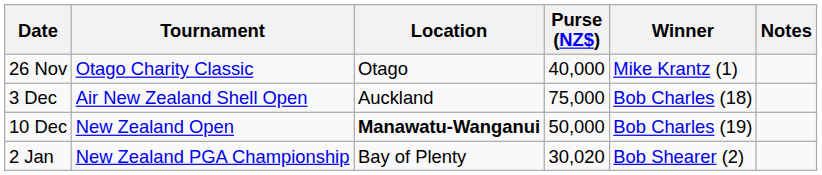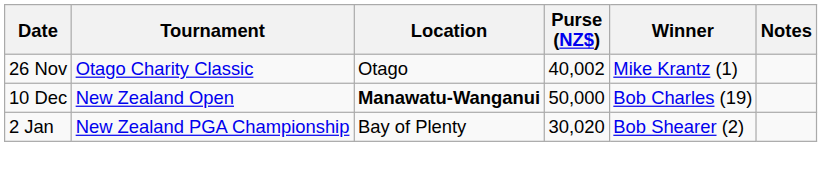(577, 69) 40,000 -> (577, 69) 40,002
- row: (33, 98)
